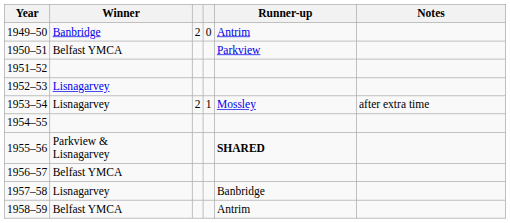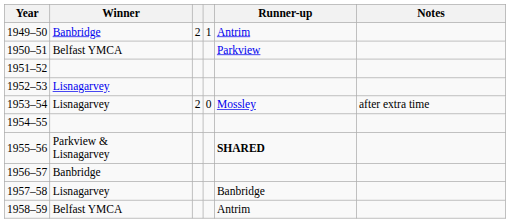(209, 31) 0 -> (209, 31) 1
(209, 104) 1 -> (209, 104) 0
(87, 172) Belfast YMCA -> (77, 172) Banbridge
